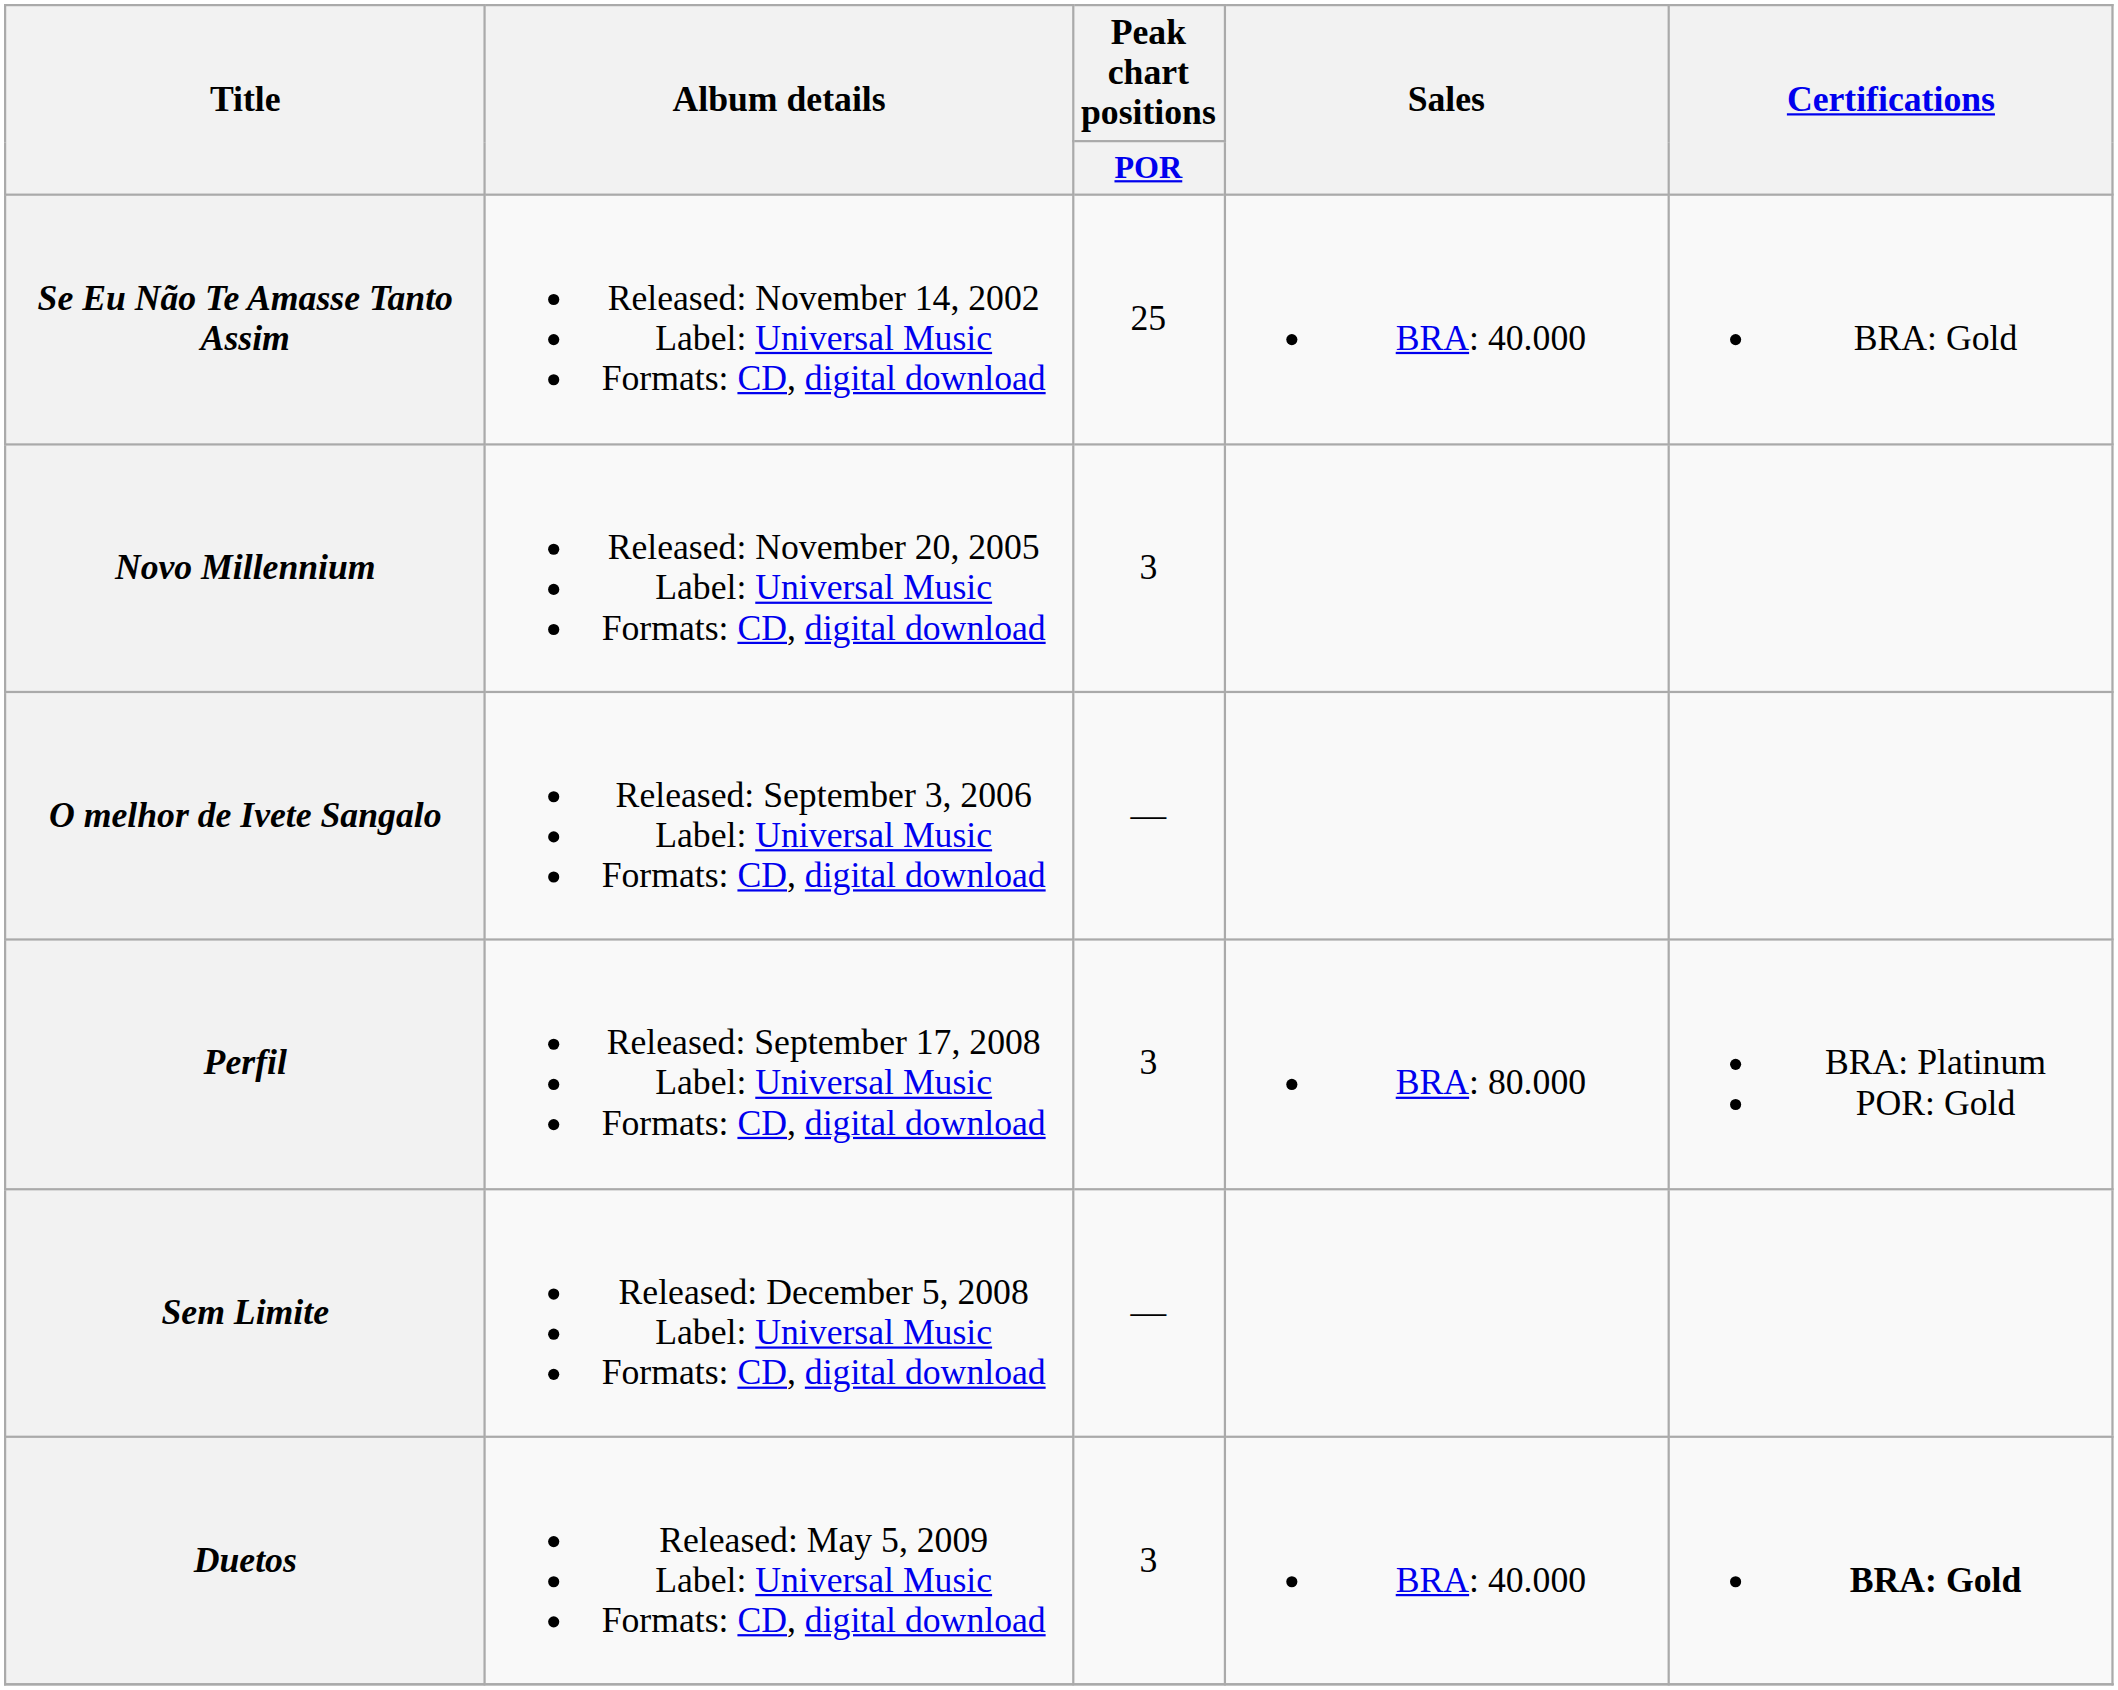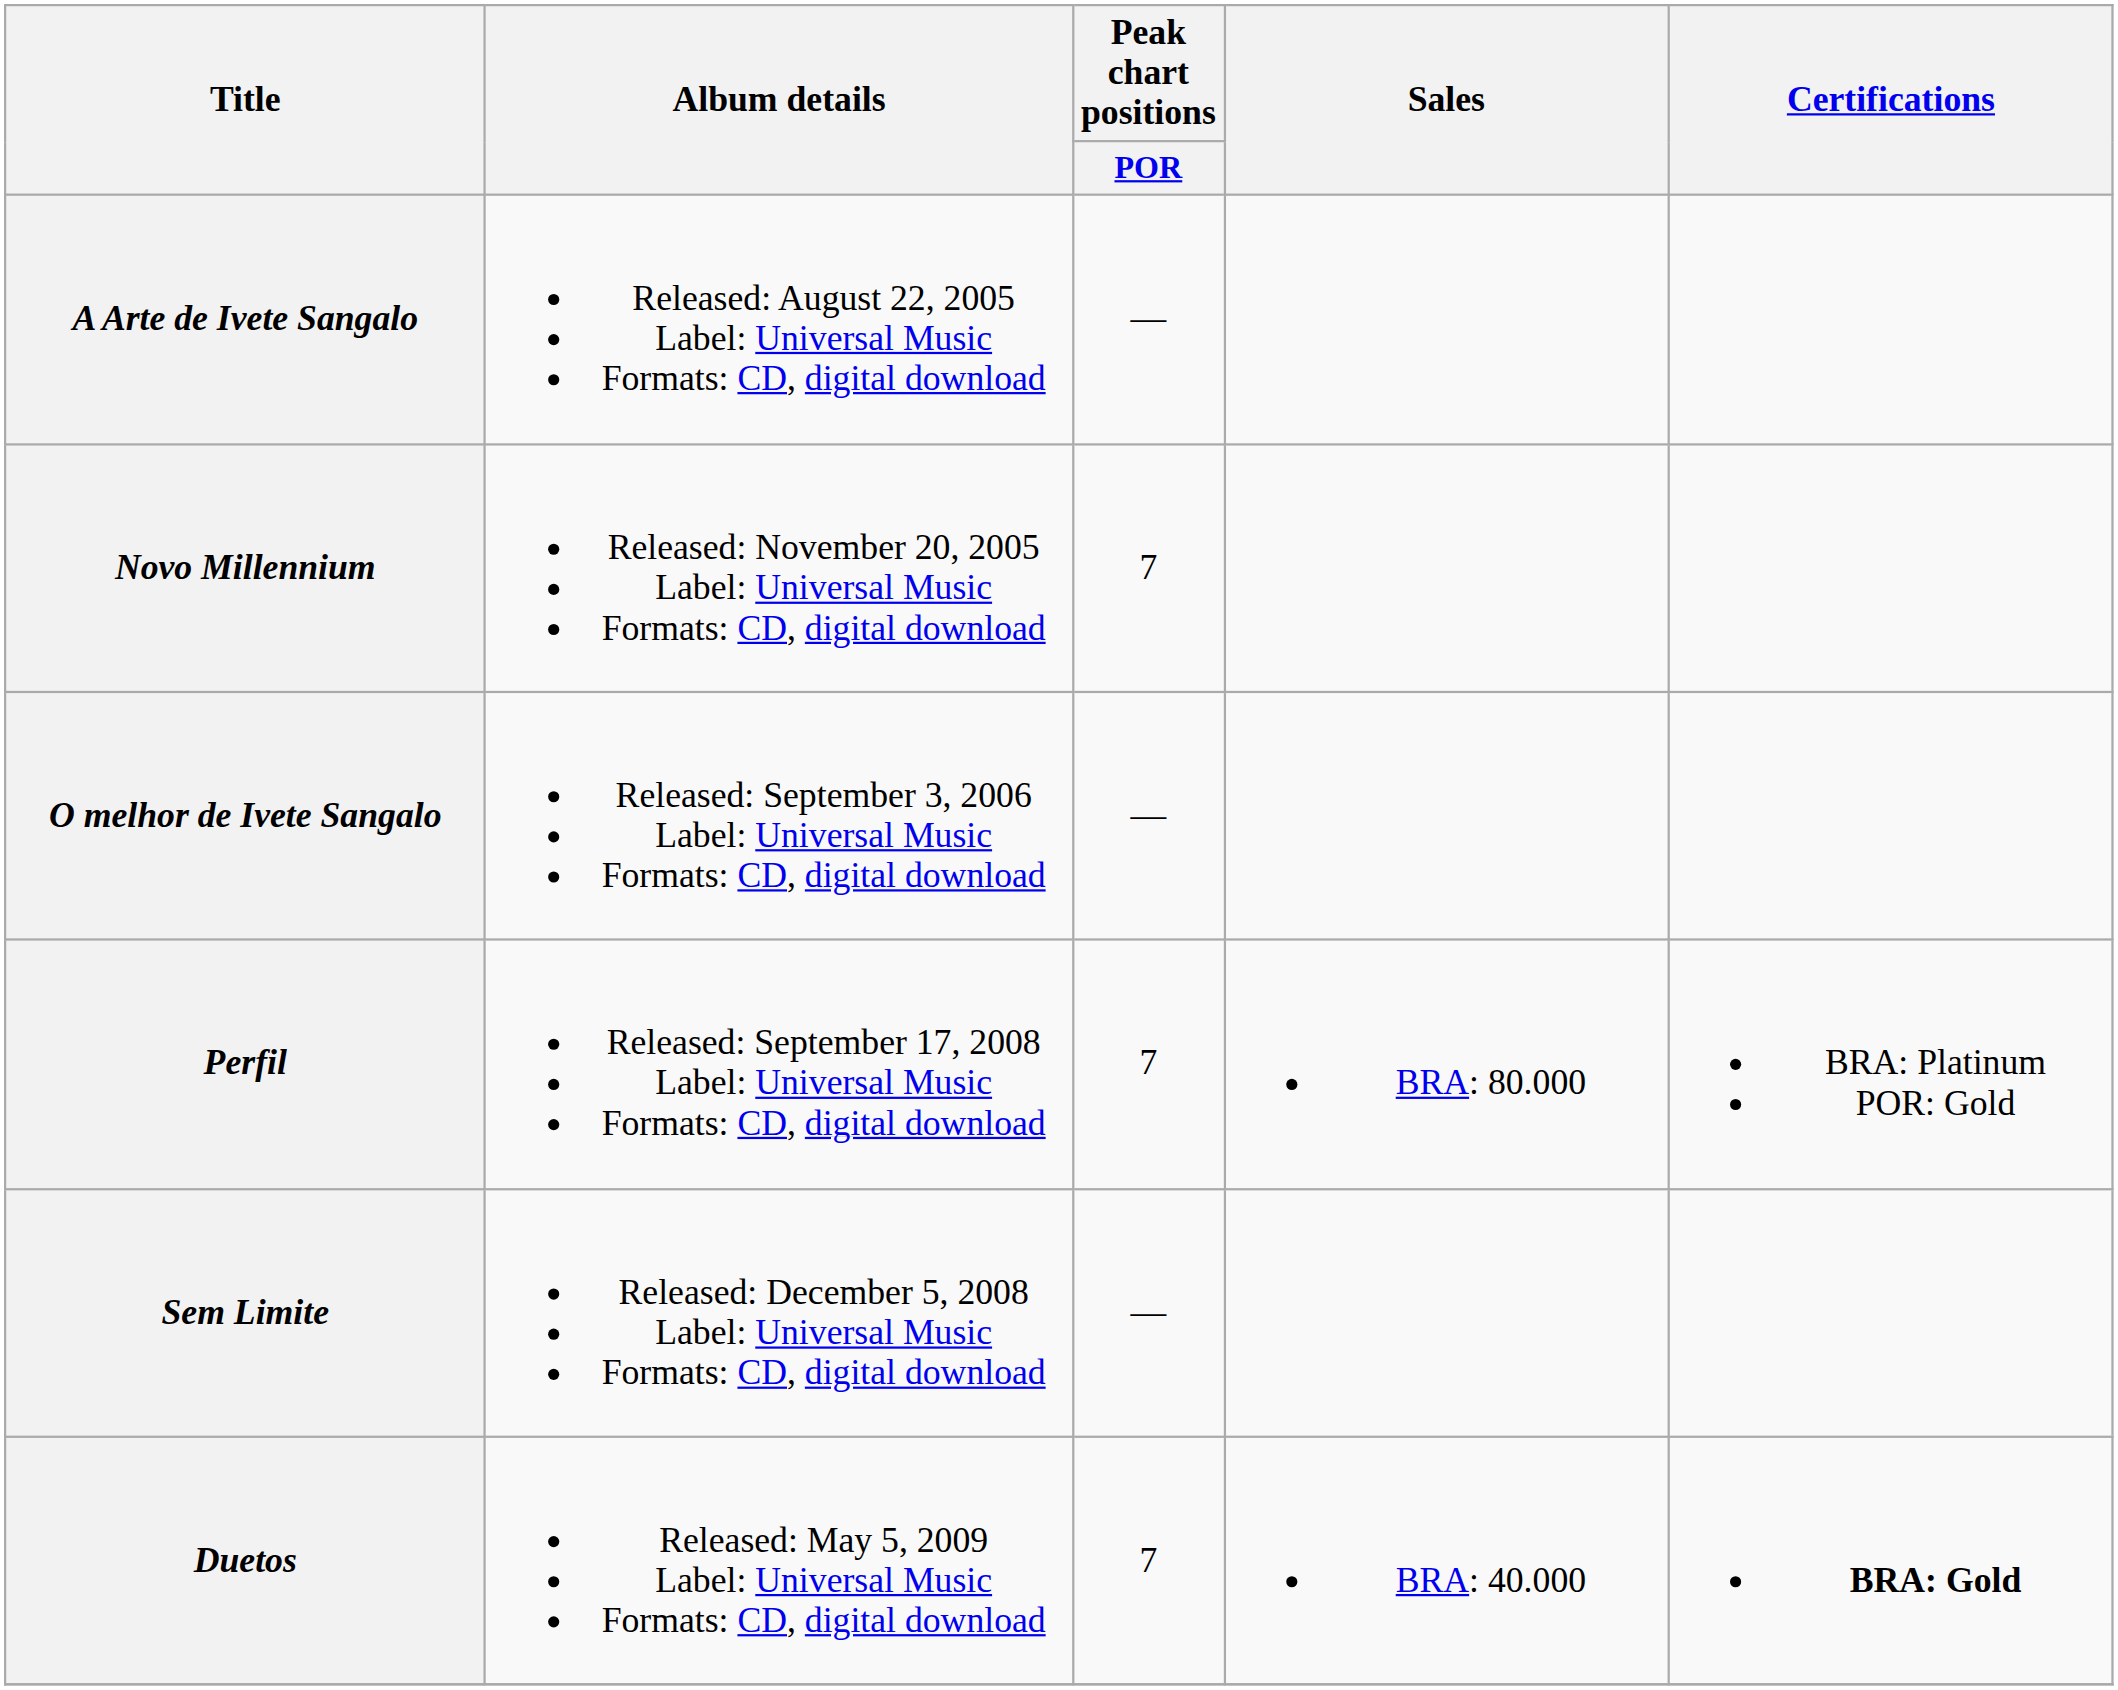- row: (245, 318)
+ row: (245, 318)
(1148, 566) 3 -> (1148, 566) 7
(1148, 1063) 3 -> (1148, 1063) 7
(1148, 1560) 3 -> (1148, 1560) 7
